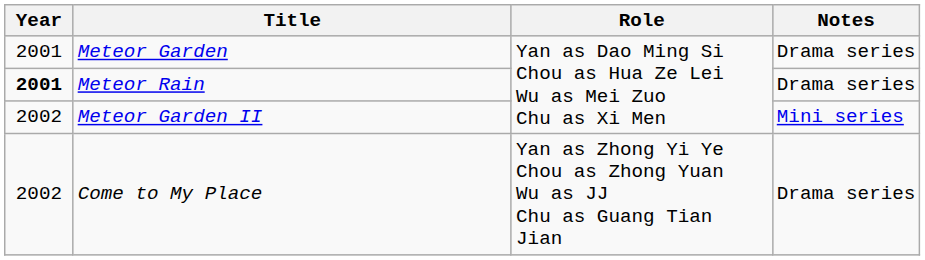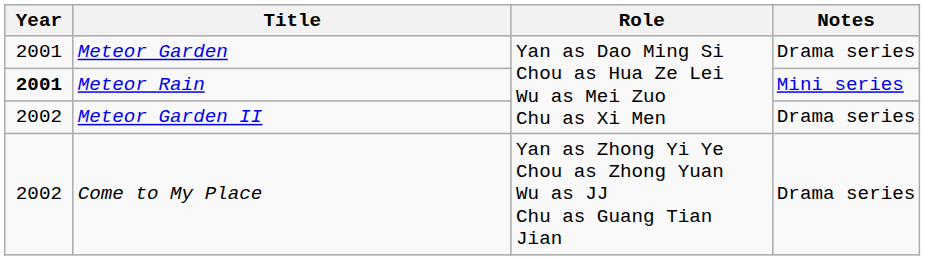(846, 85) Drama series -> (840, 85) Mini series
(840, 118) Mini series -> (846, 118) Drama series
